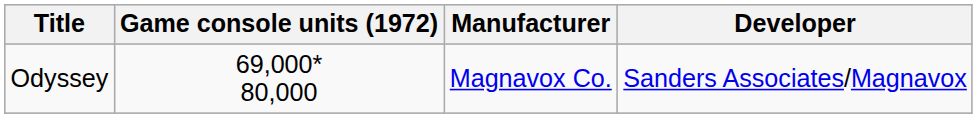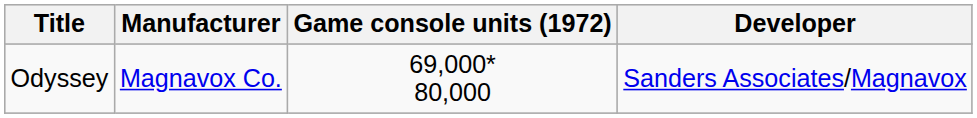columns swapped: (279, 24) <-> (531, 24)
